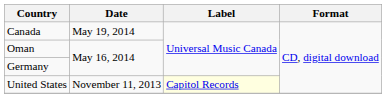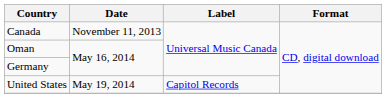(103, 31) May 19, 2014 -> (117, 31) November 11, 2013
(117, 84) November 11, 2013 -> (103, 84) May 19, 2014
(202, 84) lightyellow background -> (202, 84) no background
